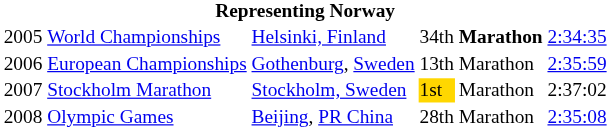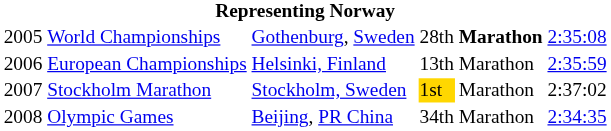(319, 37) Helsinki, Finland -> (333, 37) Gothenburg, Sweden
(437, 37) 34th -> (437, 37) 28th
(577, 37) 2:34:35 -> (577, 37) 2:35:08
(333, 63) Gothenburg, Sweden -> (319, 63) Helsinki, Finland
(437, 116) 28th -> (437, 116) 34th
(577, 116) 2:35:08 -> (577, 116) 2:34:35
